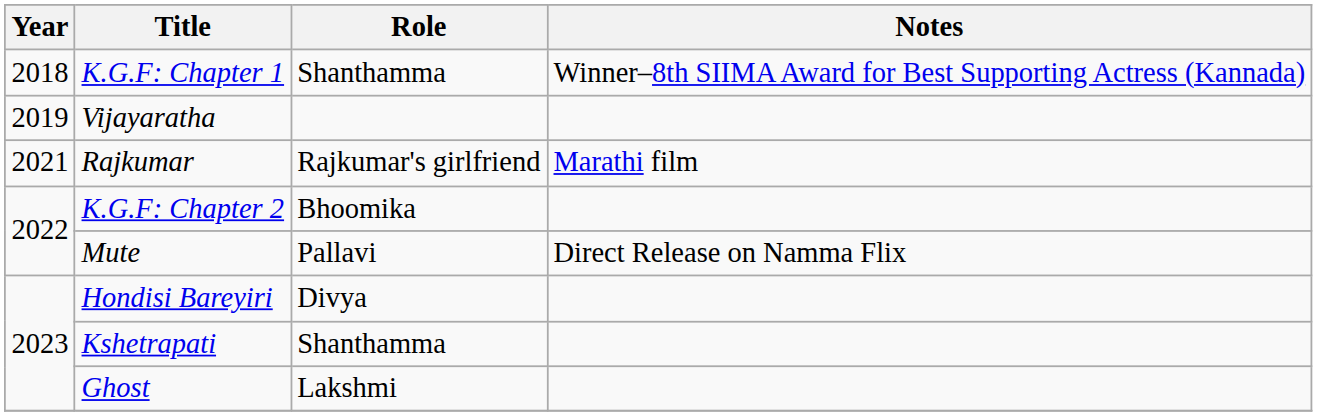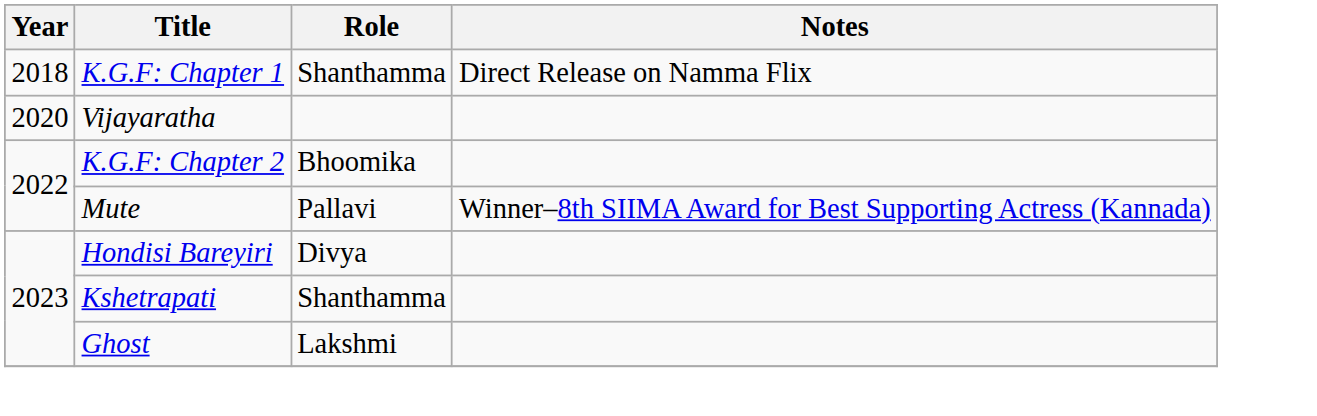(929, 72) Winner–8th SIIMA Award for Best Supporting Actress (Kannada) -> (635, 72) Direct Release on Namma Flix
(40, 117) 2019 -> (40, 117) 2020
- row: (138, 162)
(730, 252) Direct Release on Namma Flix -> (835, 207) Winner–8th SIIMA Award for Best Supporting Actress (Kannada)
